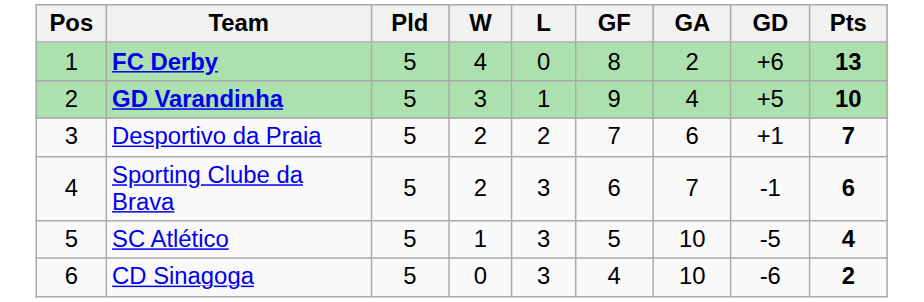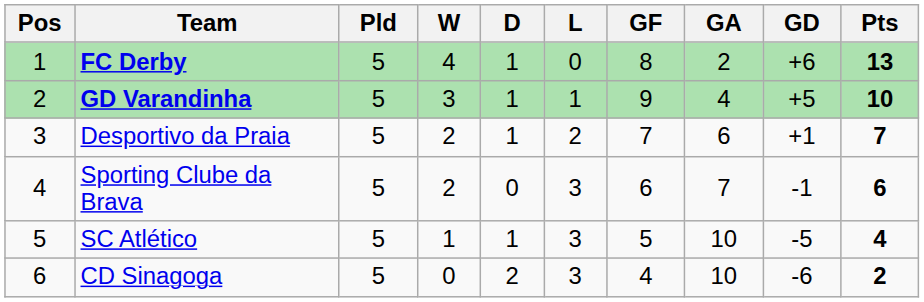+ column: (512, 23)
